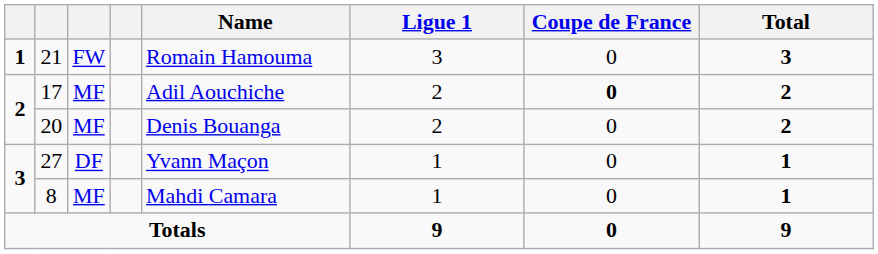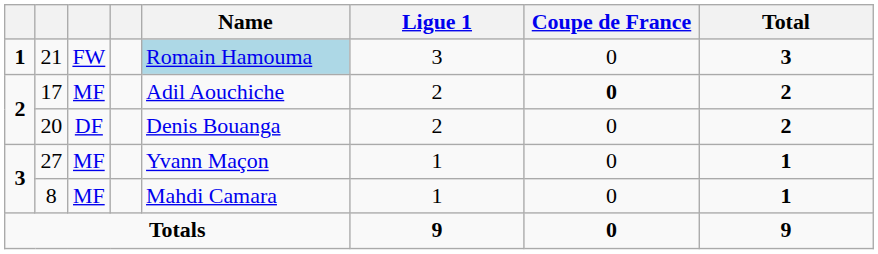(229, 56) no background -> (229, 56) lightblue background
(89, 126) MF -> (89, 126) DF
(89, 160) DF -> (89, 160) MF
